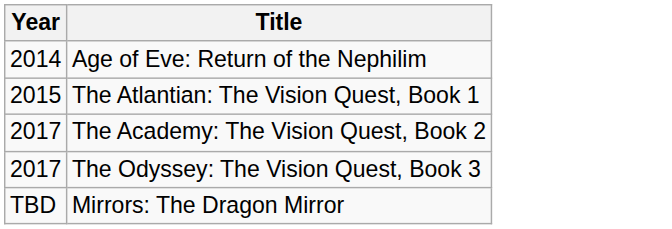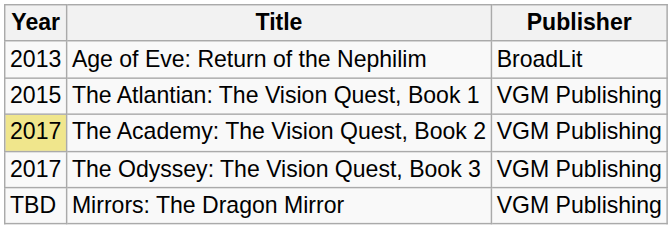+ column: (579, 22)
(36, 59) 2014 -> (36, 59) 2013
(36, 132) no background -> (36, 132) khaki background
